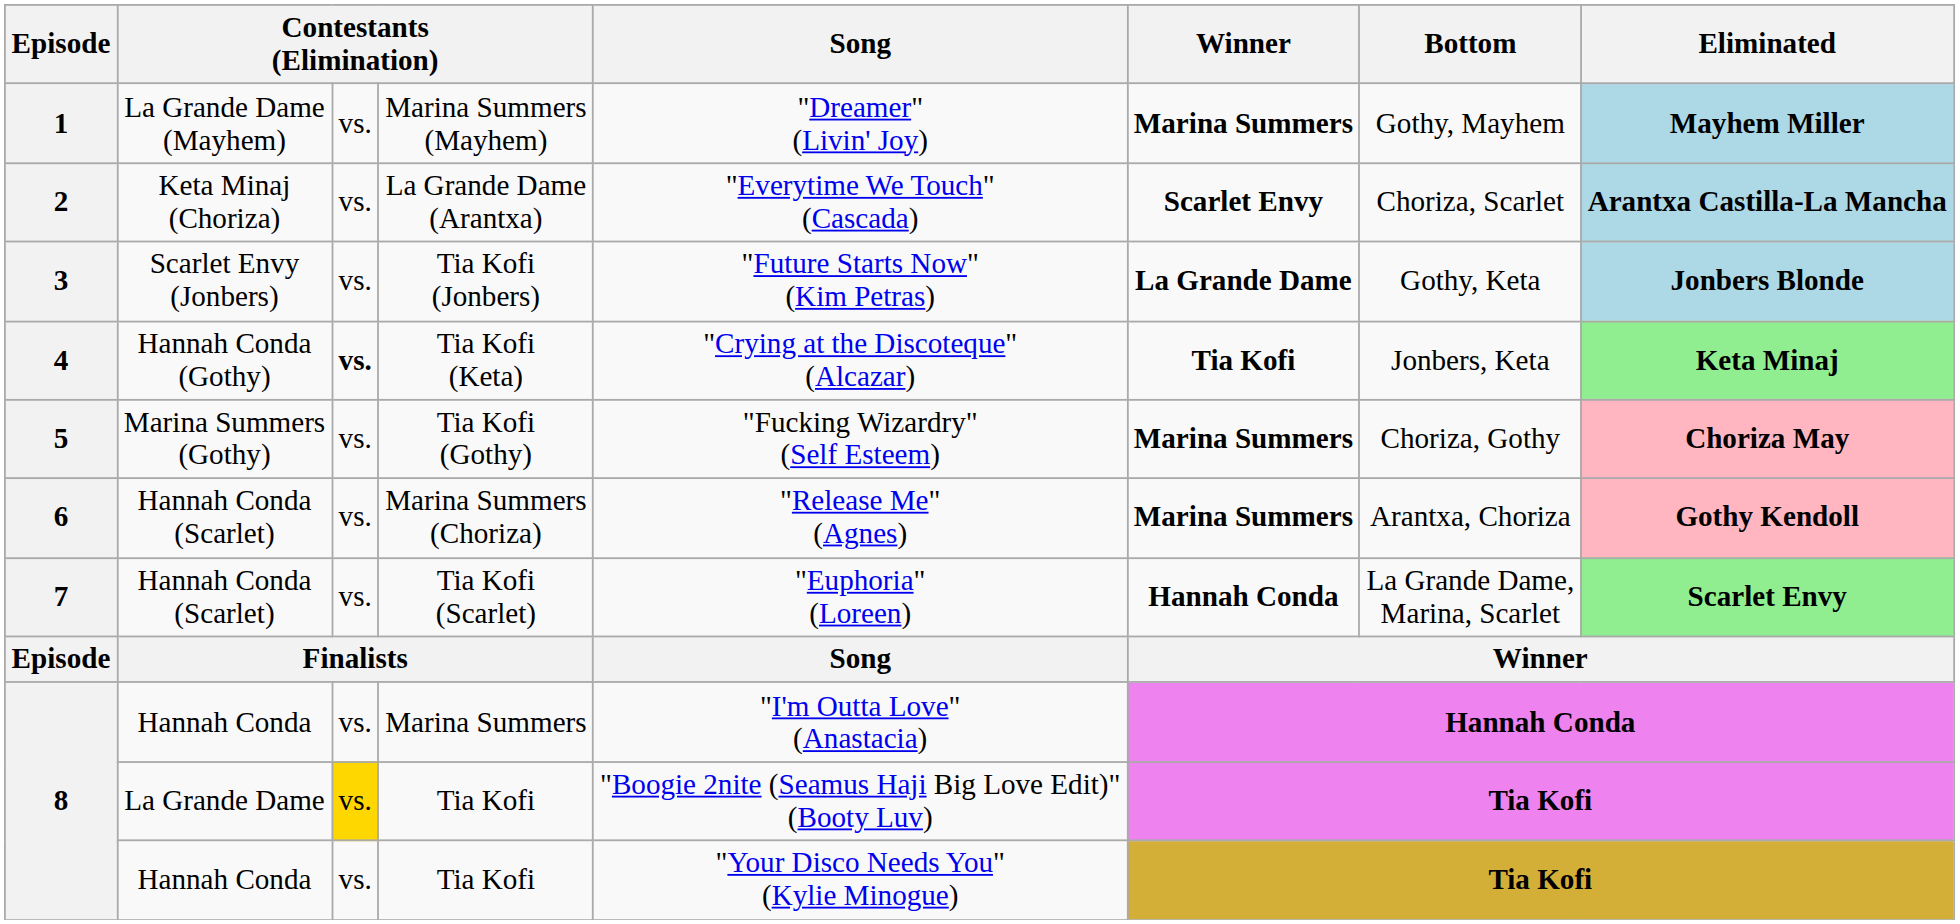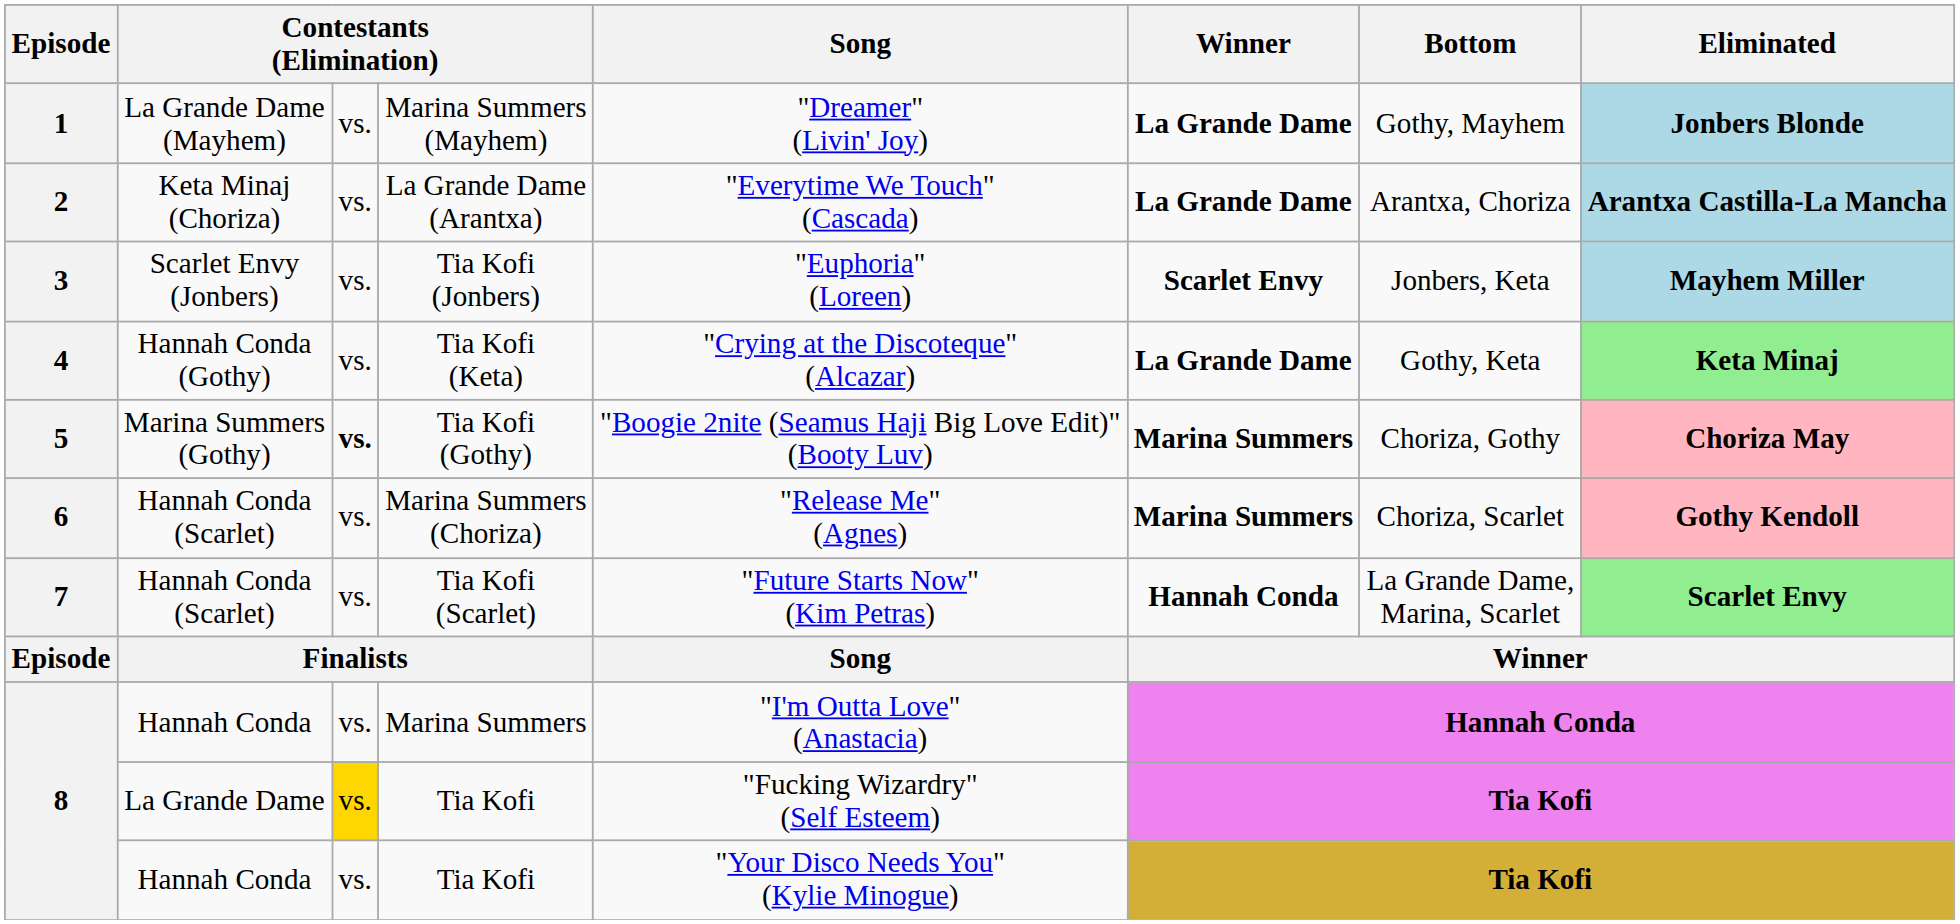(1243, 122) Marina Summers -> (1243, 122) La Grande Dame
(1767, 122) Mayhem Miller -> (1767, 122) Jonbers Blonde
(1243, 201) Scarlet Envy -> (1243, 201) La Grande Dame
(1470, 201) Choriza, Scarlet -> (1470, 201) Arantxa, Choriza
(860, 280) "Future Starts Now" (Kim Petras) -> (860, 280) "Euphoria" (Loreen)
(1243, 280) La Grande Dame -> (1243, 280) Scarlet Envy
(1470, 280) Gothy, Keta -> (1470, 280) Jonbers, Keta
(1767, 280) Jonbers Blonde -> (1767, 280) Mayhem Miller
(355, 359) bold -> (355, 359) normal
(1243, 359) Tia Kofi -> (1243, 359) La Grande Dame
(1470, 359) Jonbers, Keta -> (1470, 359) Gothy, Keta
(355, 438) normal -> (355, 438) bold
(860, 438) "Fucking Wizardry" (Self Esteem) -> (860, 438) "Boogie 2nite (Seamus Haji Big Love Edit)" (Booty Luv)
(1470, 517) Arantxa, Choriza -> (1470, 517) Choriza, Scarlet
(860, 596) "Euphoria" (Loreen) -> (860, 596) "Future Starts Now" (Kim Petras)
(860, 800) "Boogie 2nite (Seamus Haji Big Love Edit)" (Booty Luv) -> (860, 800) "Fucking Wizardry" (Self Esteem)
